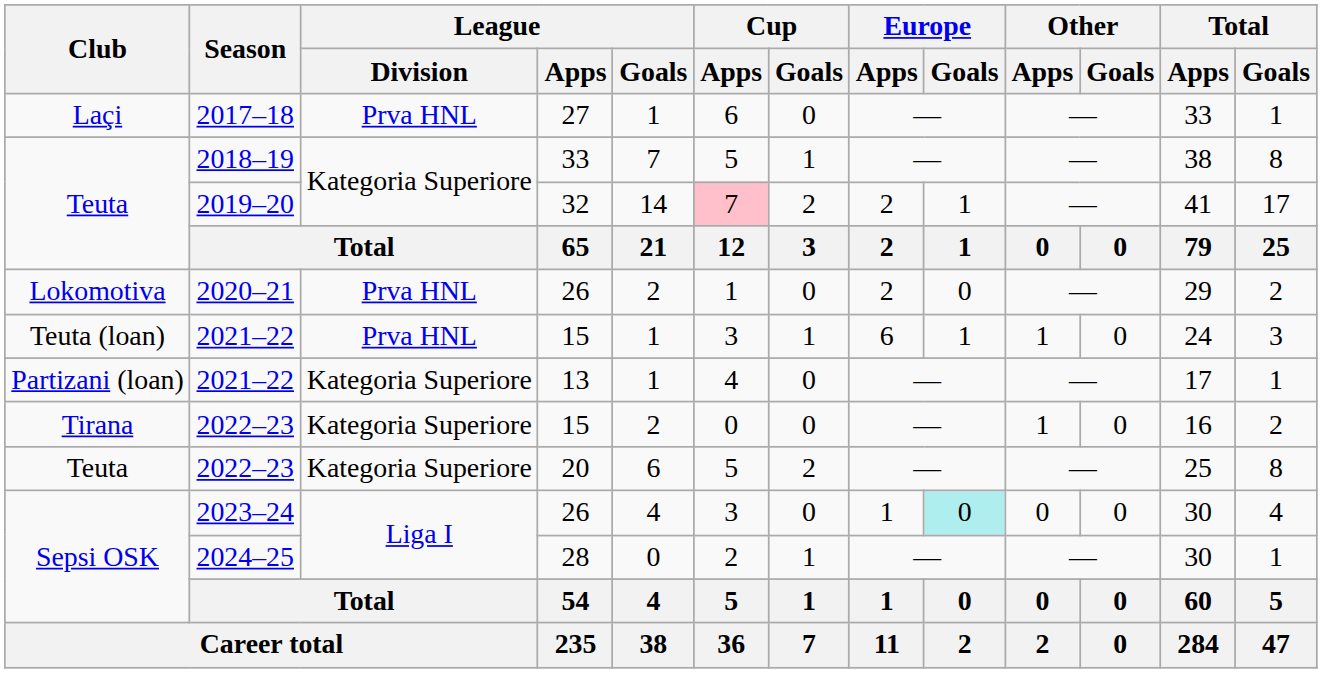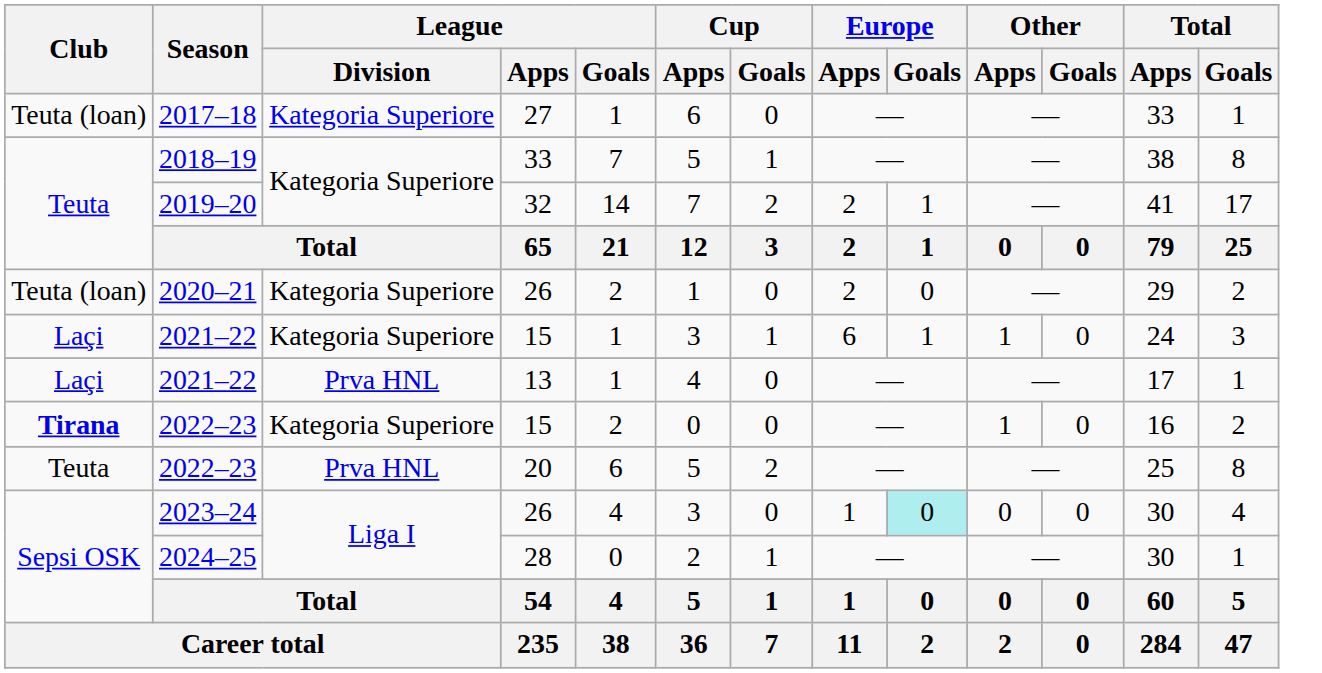(97, 114) Laçi -> (79, 114) Teuta (loan)
(419, 114) Prva HNL -> (382, 114) Kategoria Superiore
(731, 203) pink background -> (694, 203) no background
(97, 291) Lokomotiva -> (79, 291) Teuta (loan)
(419, 291) Prva HNL -> (382, 291) Kategoria Superiore
(97, 335) Teuta (loan) -> (79, 335) Laçi
(419, 335) Prva HNL -> (382, 335) Kategoria Superiore
(97, 379) Partizani (loan) -> (79, 379) Laçi
(419, 379) Kategoria Superiore -> (382, 379) Prva HNL
(97, 423) normal -> (79, 423) bold
(419, 468) Kategoria Superiore -> (382, 468) Prva HNL
